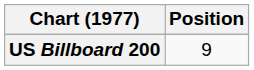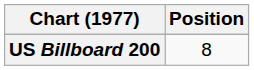(207, 49) 9 -> (207, 49) 8
